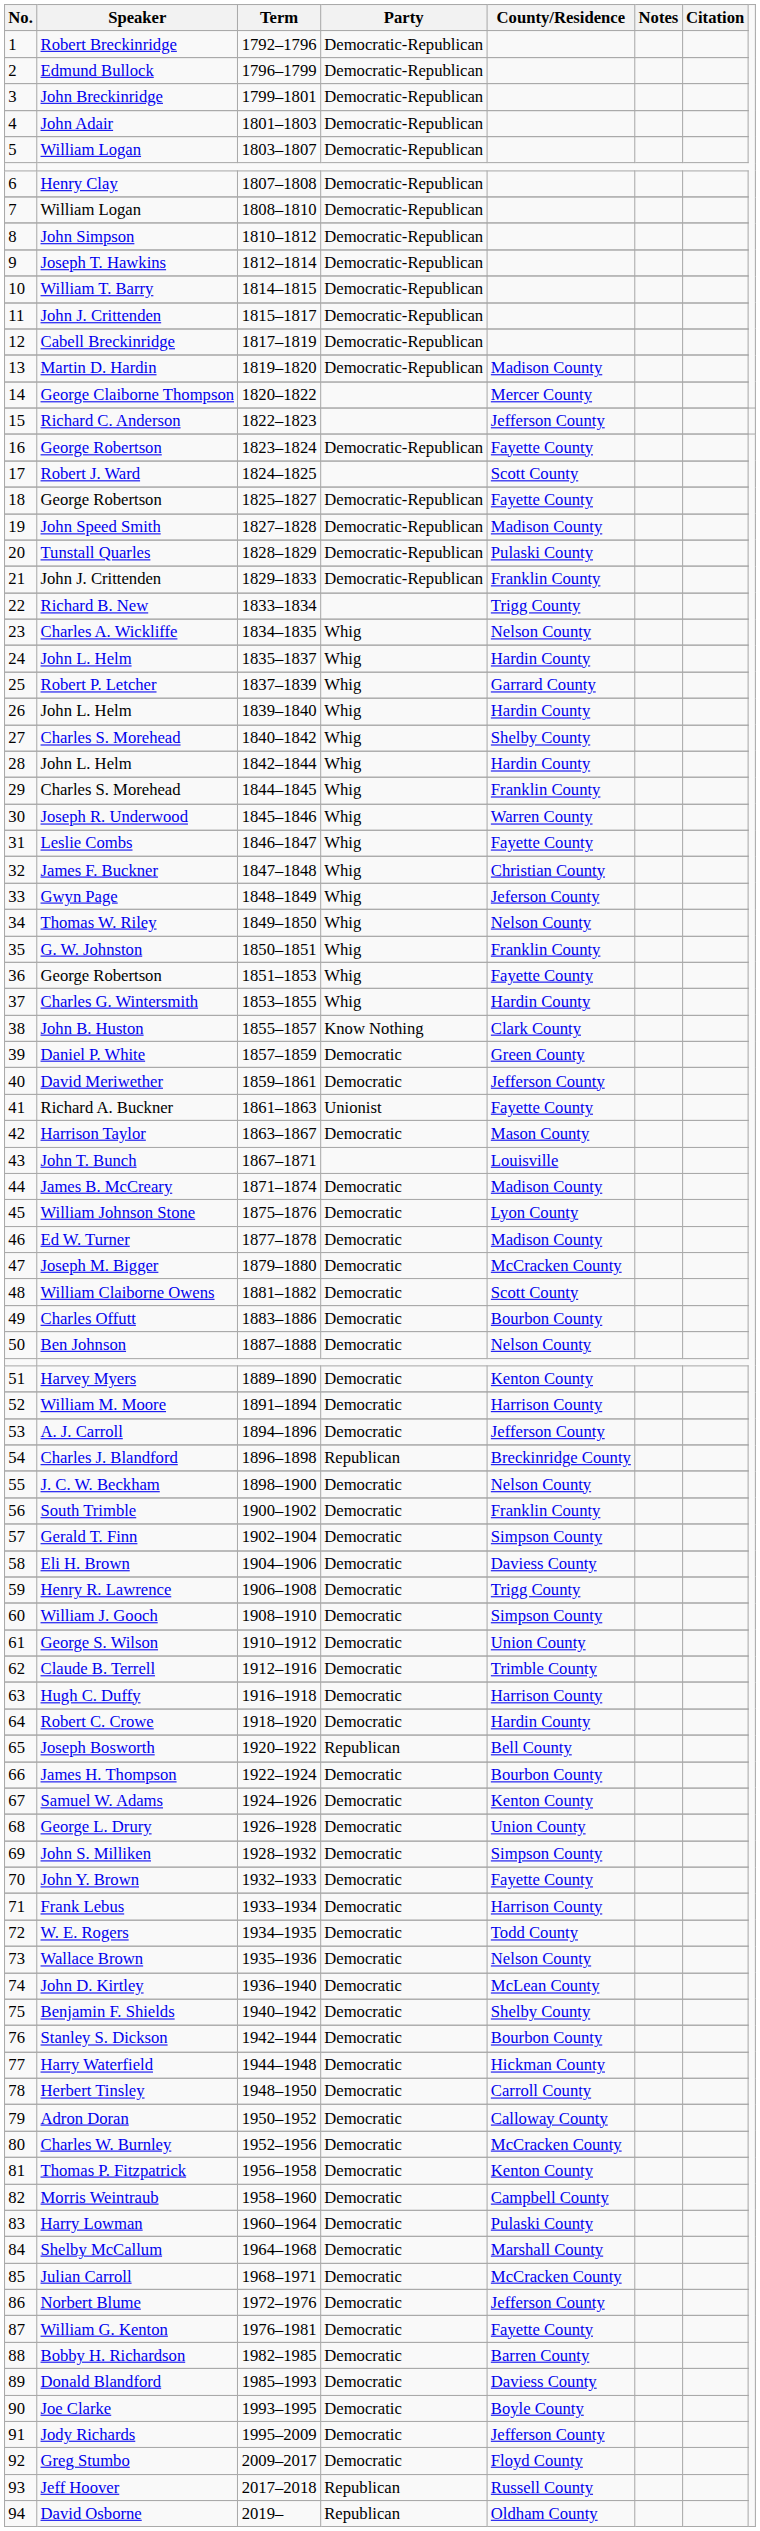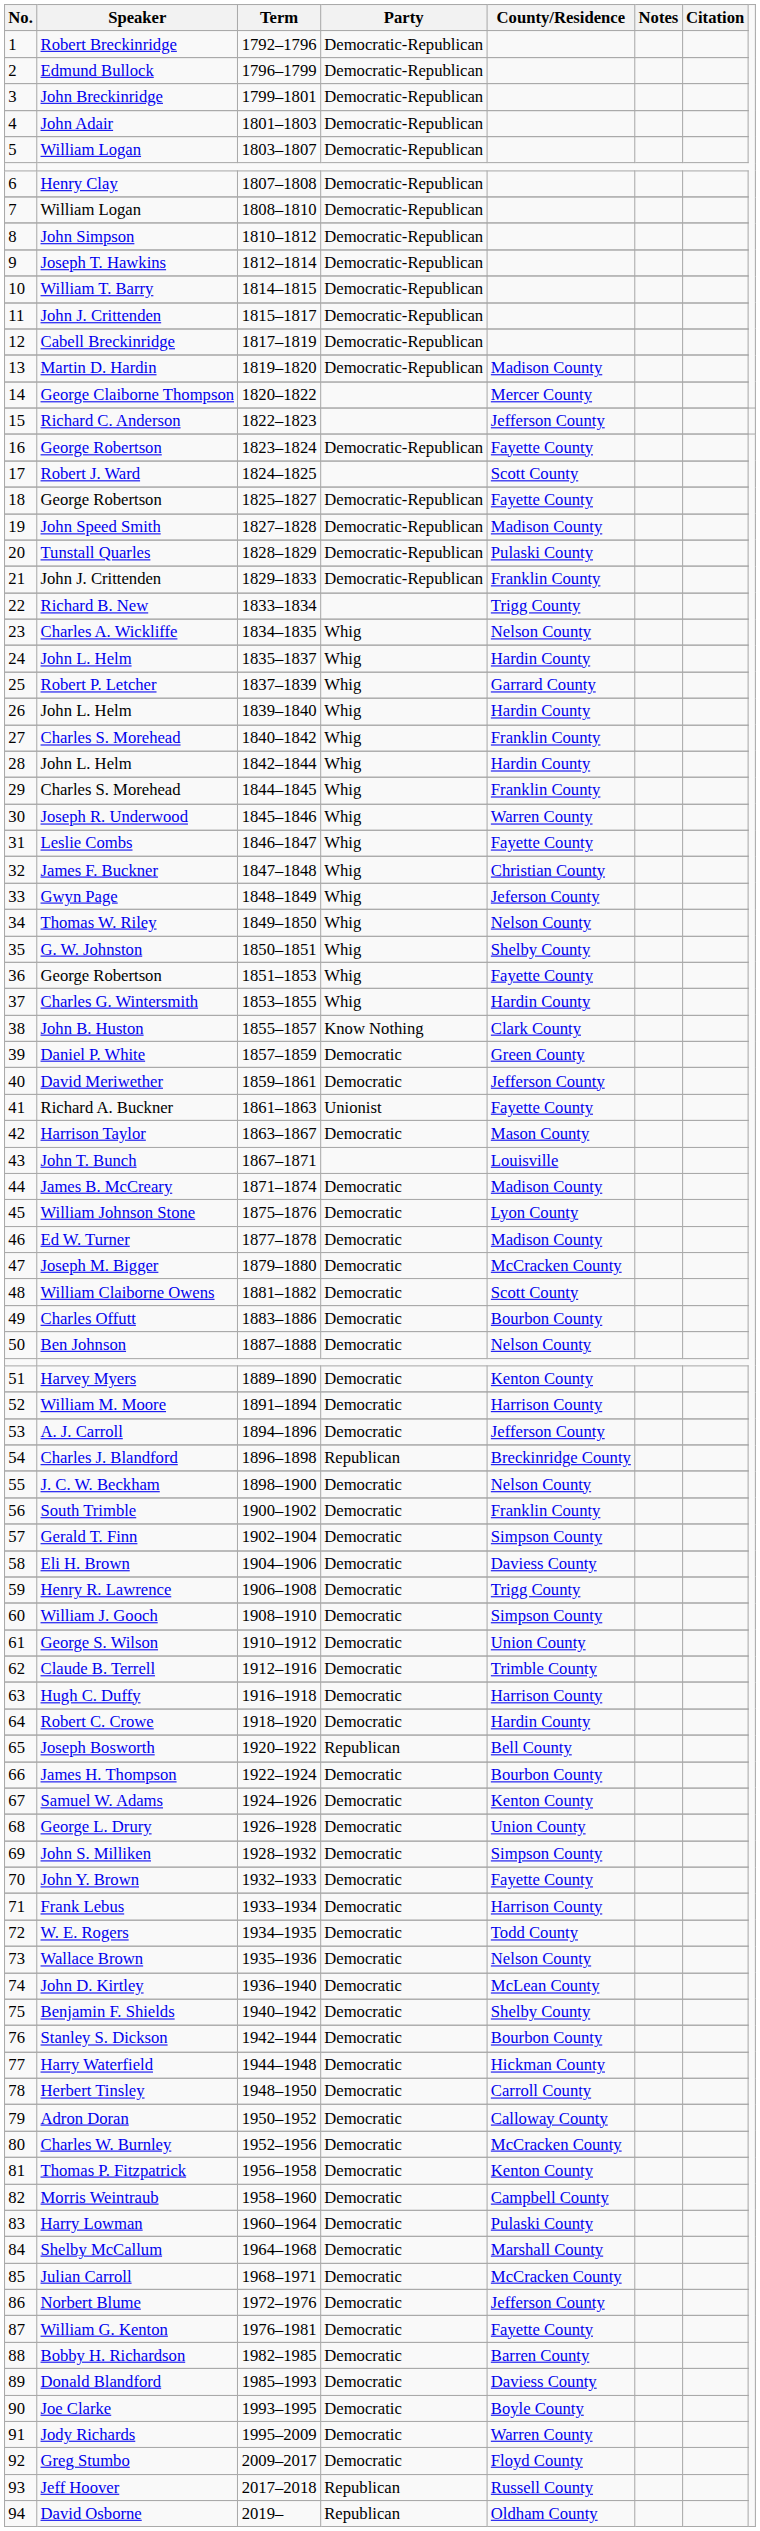(541, 737) Shelby County -> (546, 737) Franklin County
(546, 949) Franklin County -> (541, 949) Shelby County
(548, 2434) Jefferson County -> (542, 2434) Warren County
